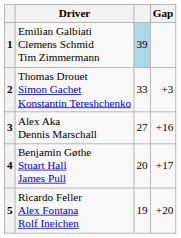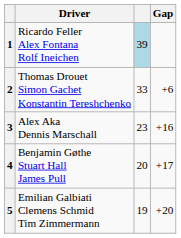(59, 44) Emilian Galbiati Clemens Schmid Tim Zimmermann -> (50, 44) Ricardo Feller Alex Fontana Rolf Ineichen
(167, 89) +3 -> (167, 89) +6
(142, 127) 27 -> (142, 127) 23
(50, 210) Ricardo Feller Alex Fontana Rolf Ineichen -> (59, 210) Emilian Galbiati Clemens Schmid Tim Zimmermann
